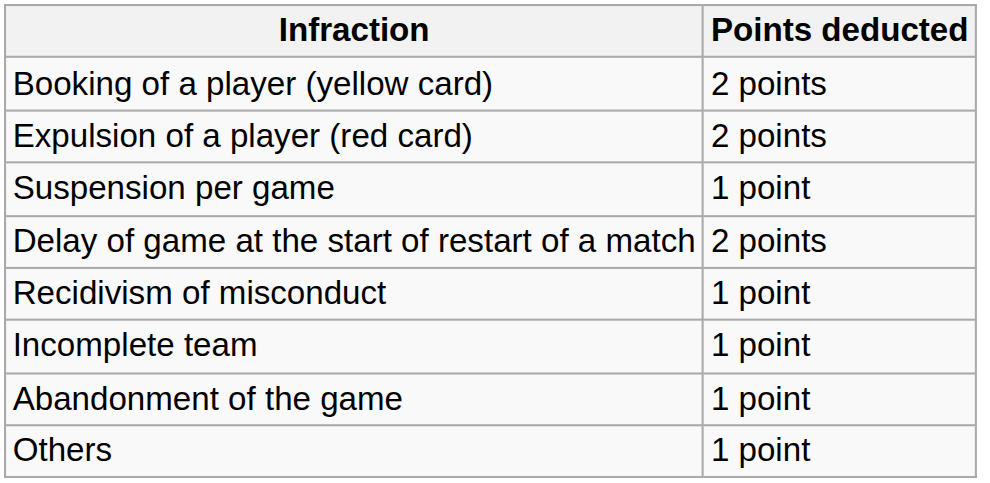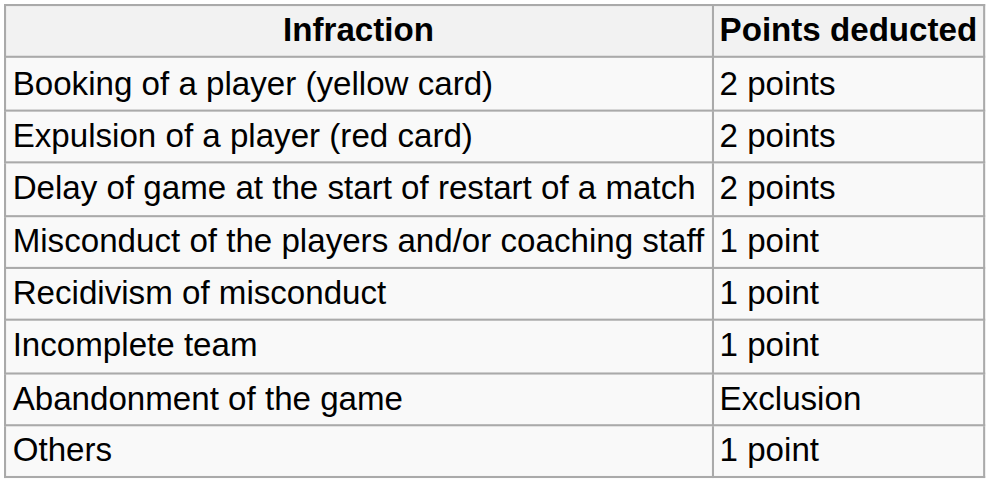- row: (174, 188)
+ row: (358, 240)
(761, 398) 1 point -> (790, 398) Exclusion
